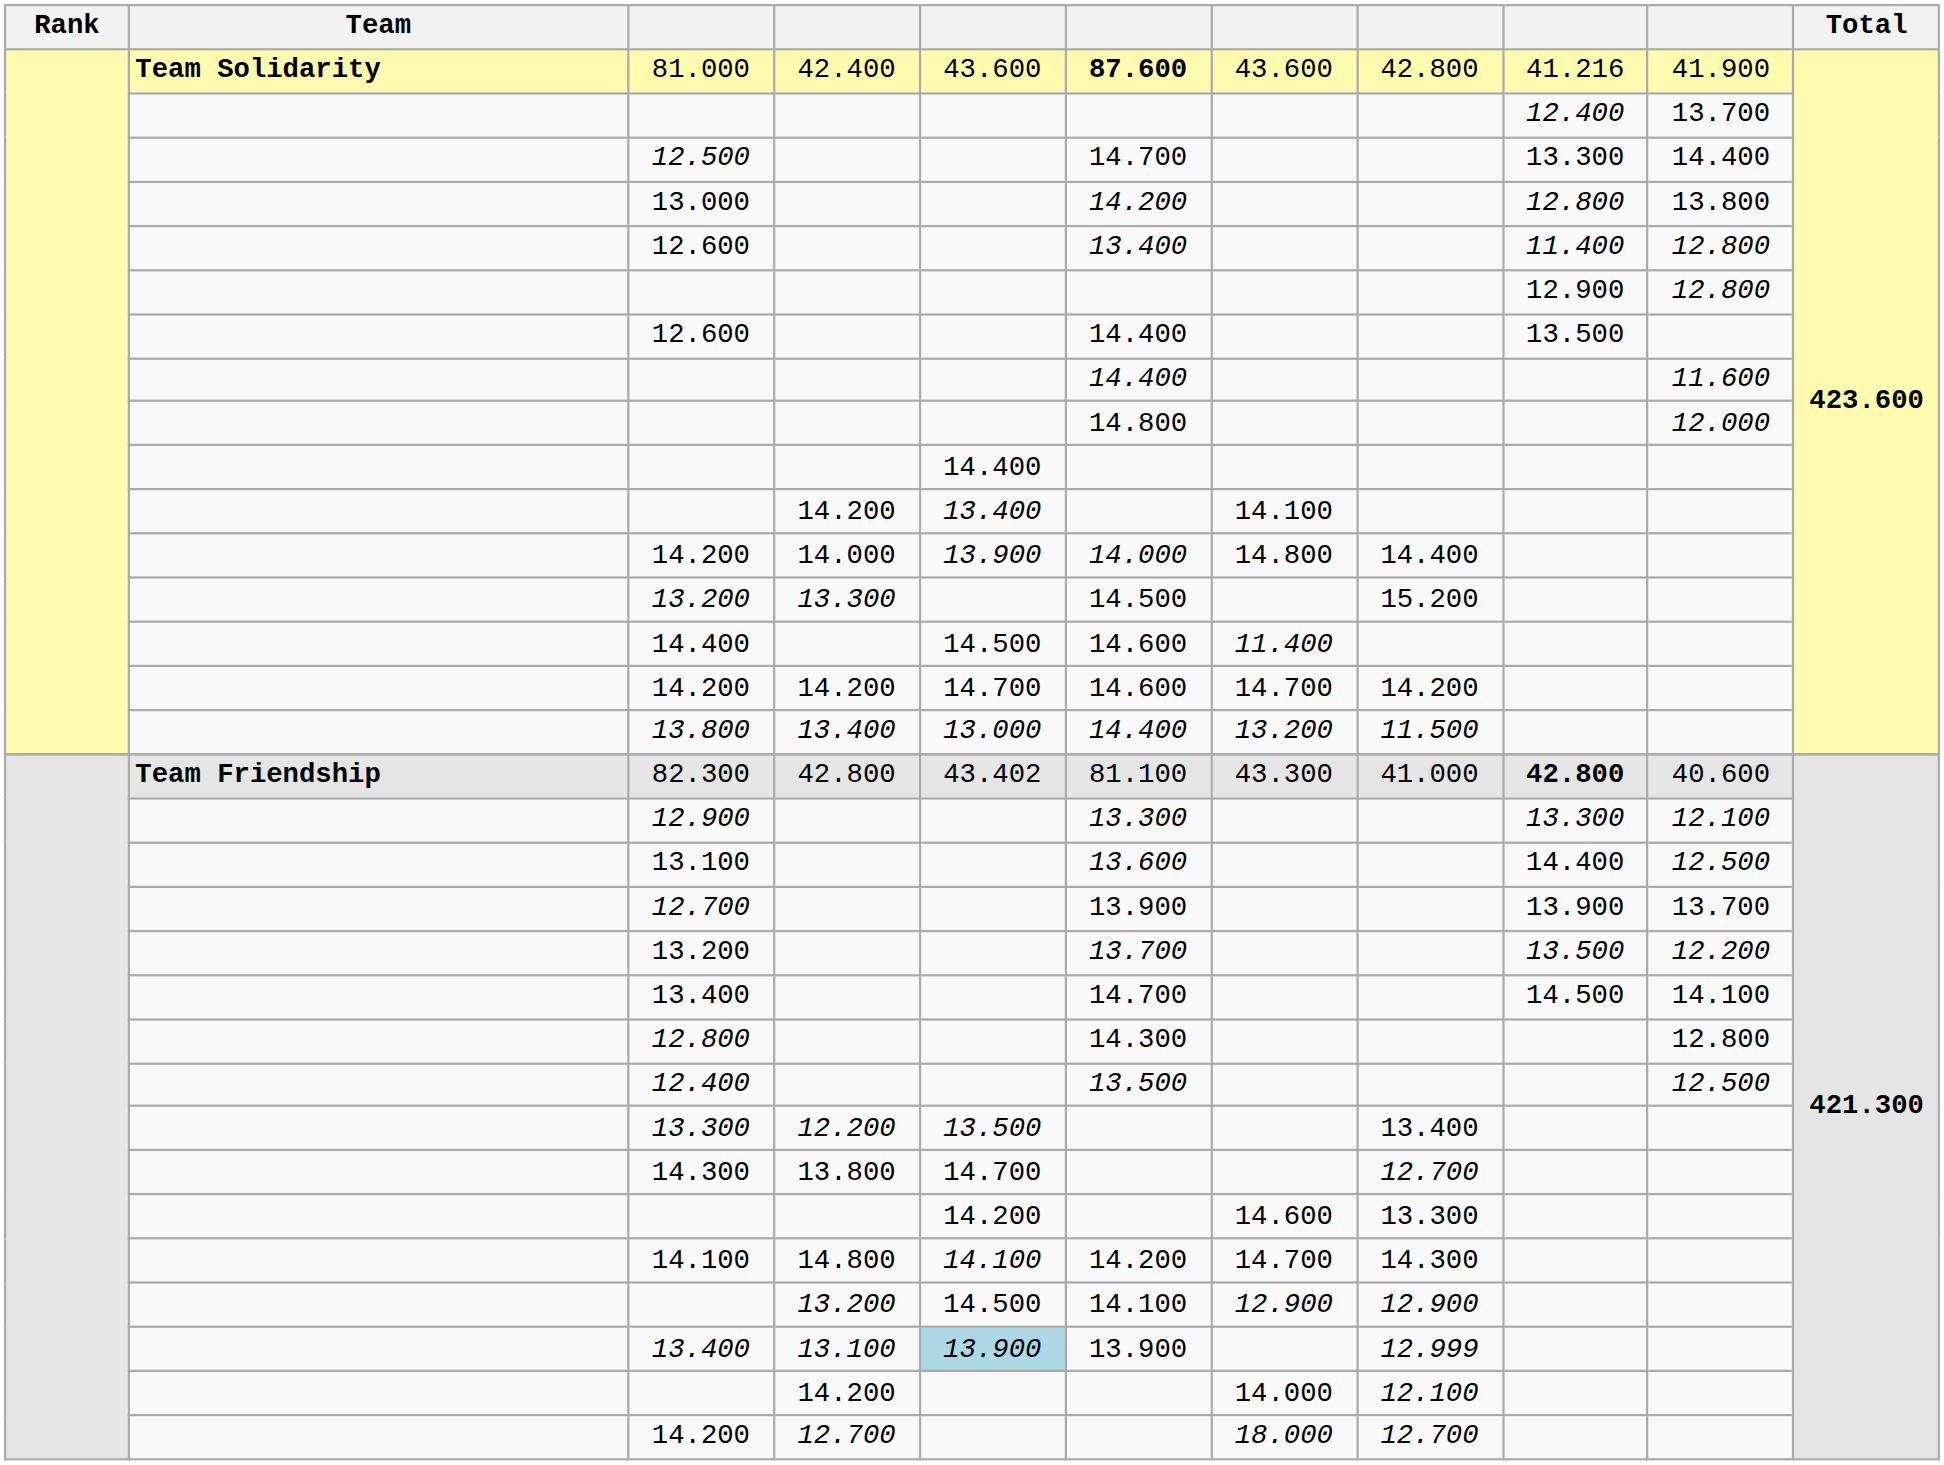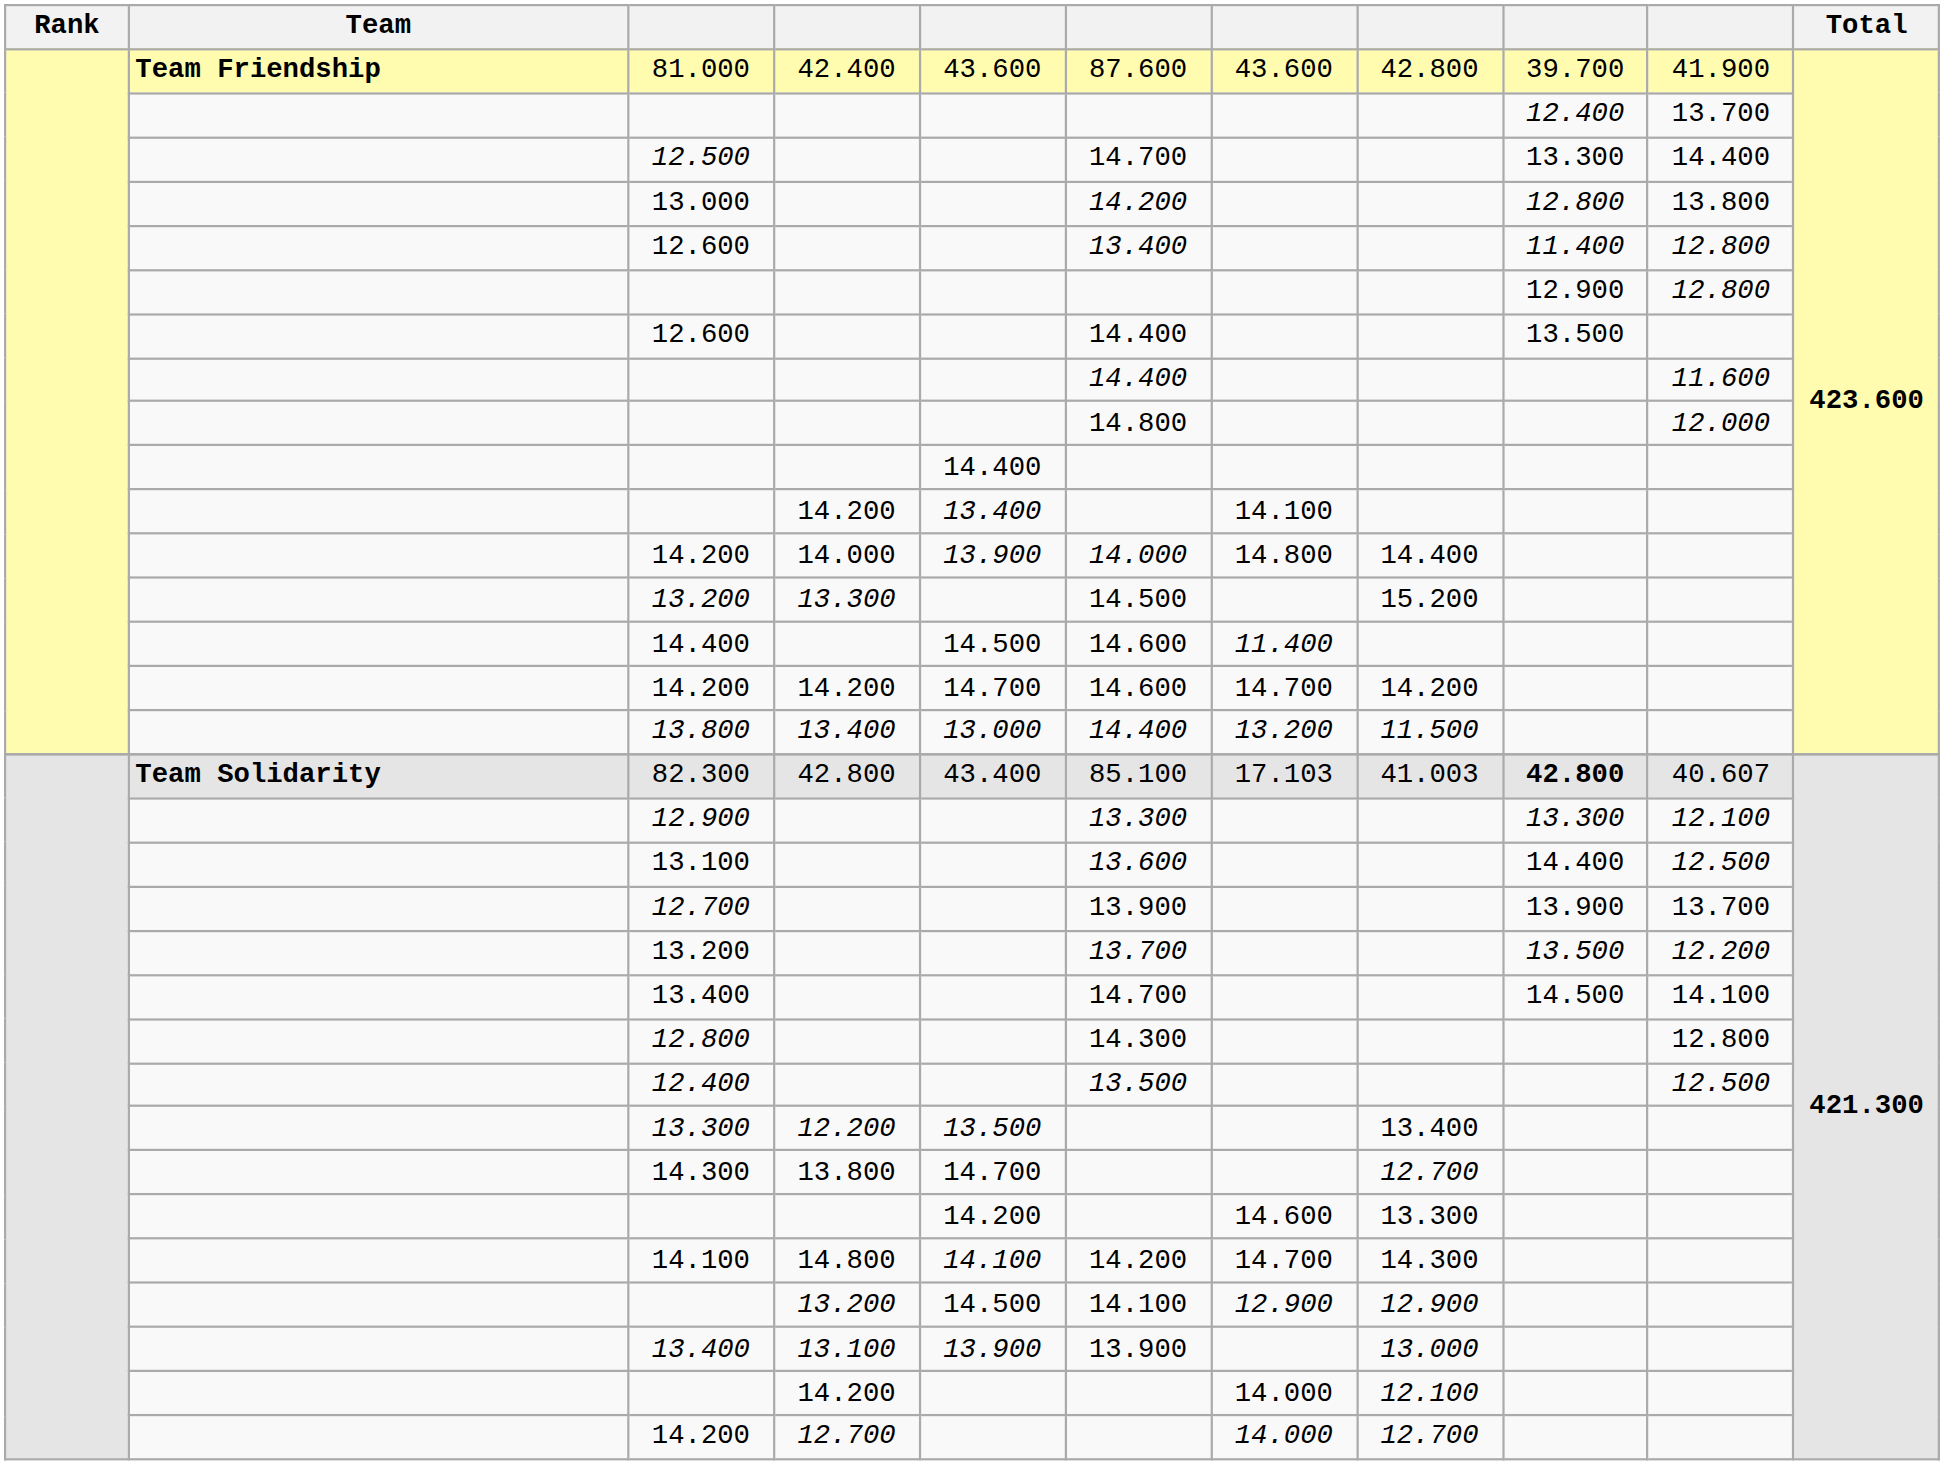(258, 72) Team Solidarity -> (258, 72) Team Friendship
(1138, 72) bold -> (1138, 72) normal
(1575, 72) 41.216 -> (1575, 72) 39.700
(258, 777) Team Friendship -> (258, 777) Team Solidarity
(992, 777) 43.402 -> (992, 777) 43.400
(1138, 777) 81.100 -> (1138, 777) 85.100
(1284, 777) 43.300 -> (1284, 777) 17.103
(1430, 777) 41.000 -> (1430, 777) 41.003
(1721, 777) 40.600 -> (1721, 777) 40.607
(992, 1349) lightblue background -> (992, 1349) no background
(1430, 1349) 12.999 -> (1430, 1349) 13.000
(1284, 1437) 18.000 -> (1284, 1437) 14.000
